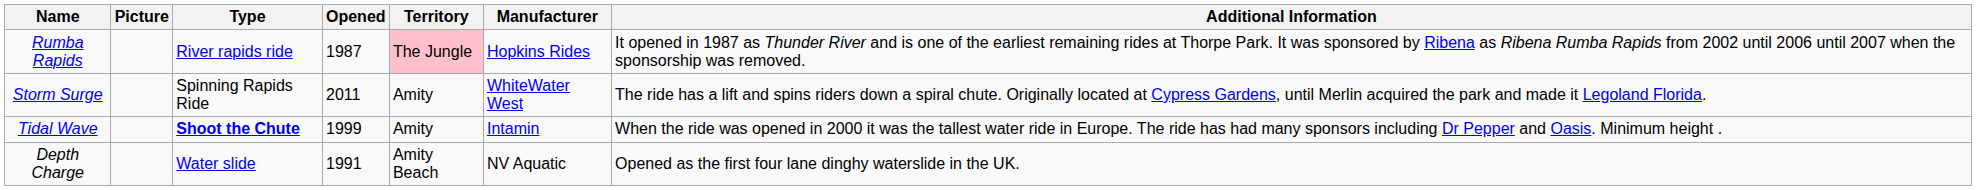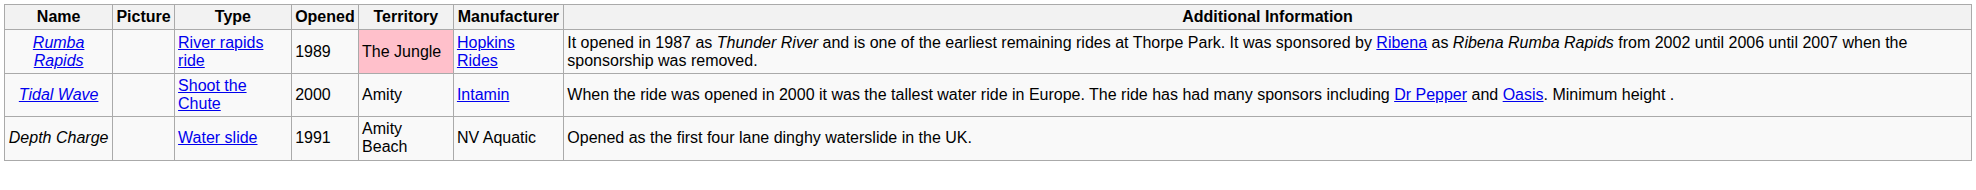(344, 51) 1987 -> (313, 51) 1989
- row: (58, 94)
(238, 129) bold -> (212, 94) normal
(344, 129) 1999 -> (313, 94) 2000
